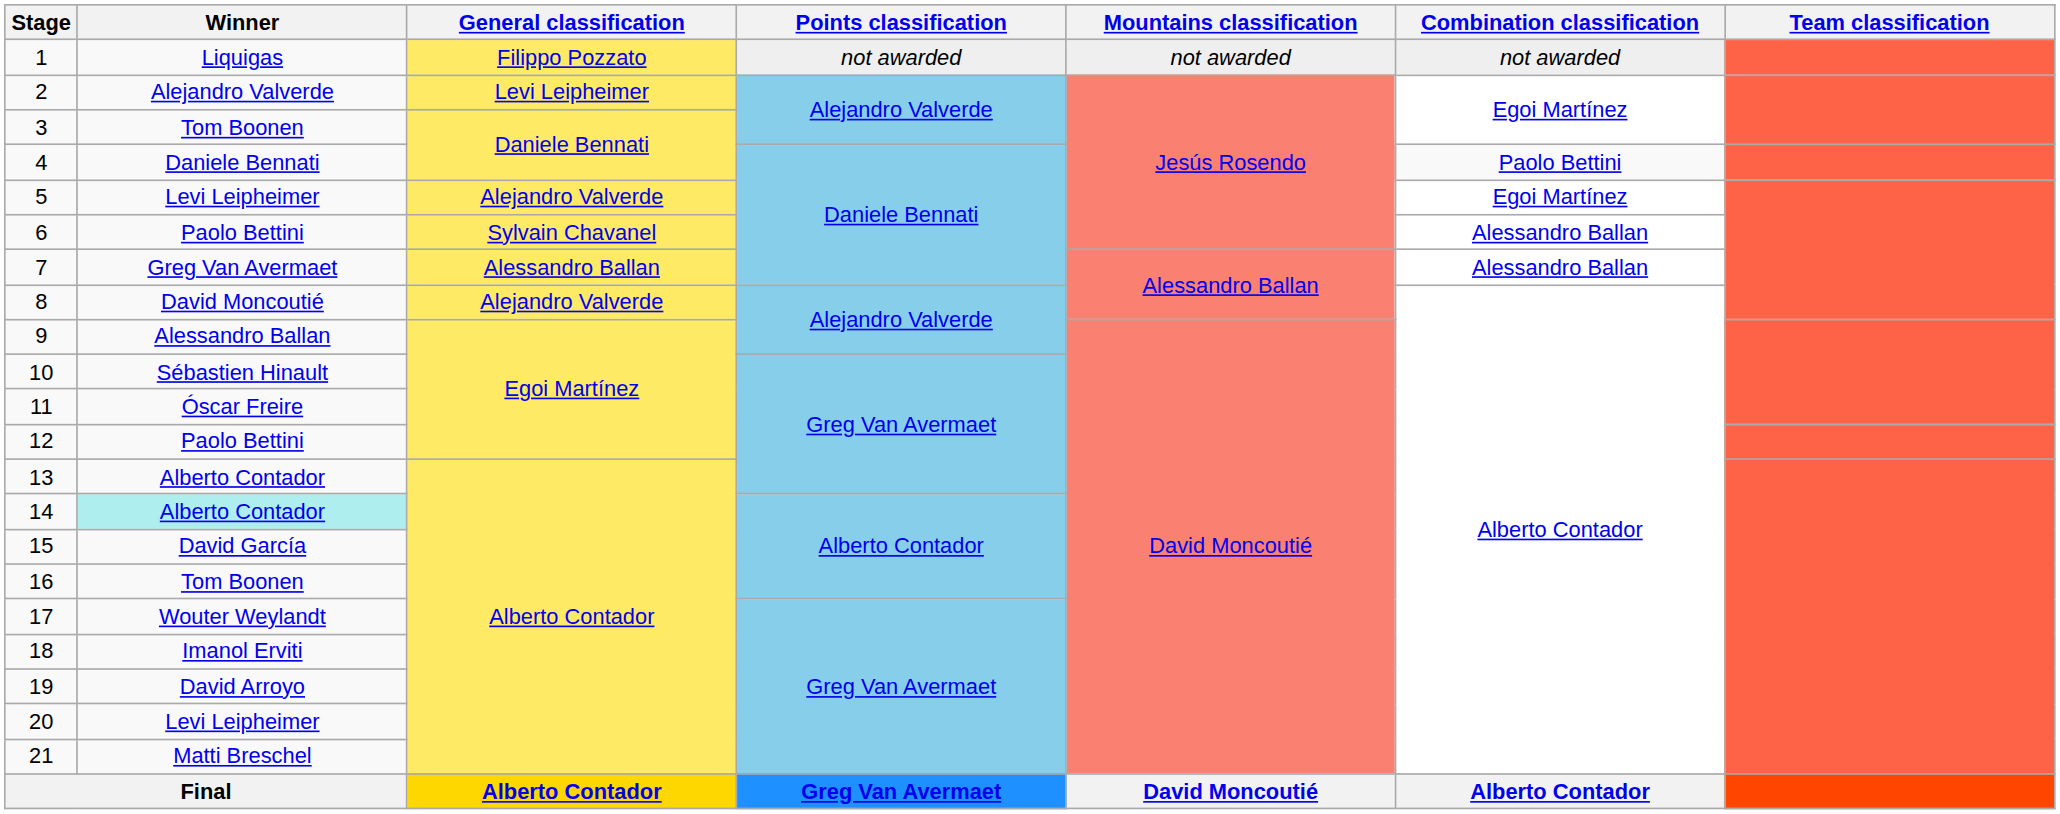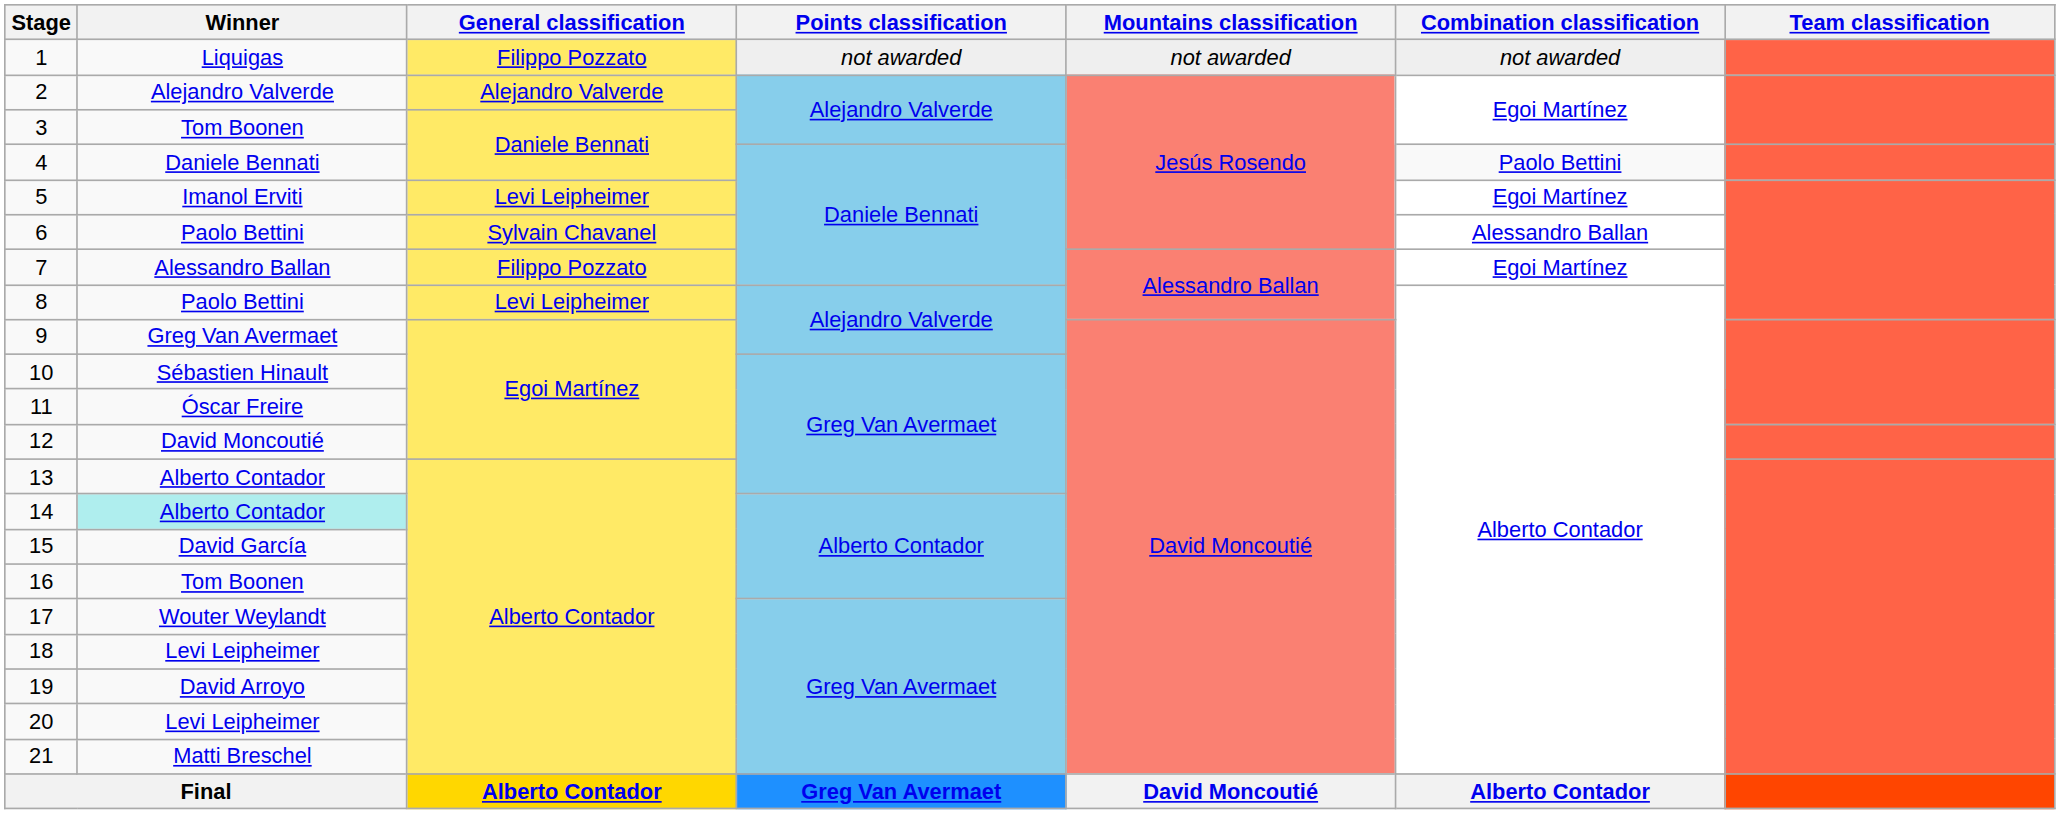(572, 93) Levi Leipheimer -> (572, 93) Alejandro Valverde
(242, 197) Levi Leipheimer -> (242, 197) Imanol Erviti
(572, 197) Alejandro Valverde -> (572, 197) Levi Leipheimer
(242, 267) Greg Van Avermaet -> (242, 267) Alessandro Ballan
(572, 267) Alessandro Ballan -> (572, 267) Filippo Pozzato
(1560, 267) Alessandro Ballan -> (1560, 267) Egoi Martínez
(242, 302) David Moncoutié -> (242, 302) Paolo Bettini
(572, 302) Alejandro Valverde -> (572, 302) Levi Leipheimer
(242, 337) Alessandro Ballan -> (242, 337) Greg Van Avermaet
(242, 442) Paolo Bettini -> (242, 442) David Moncoutié
(242, 652) Imanol Erviti -> (242, 652) Levi Leipheimer
